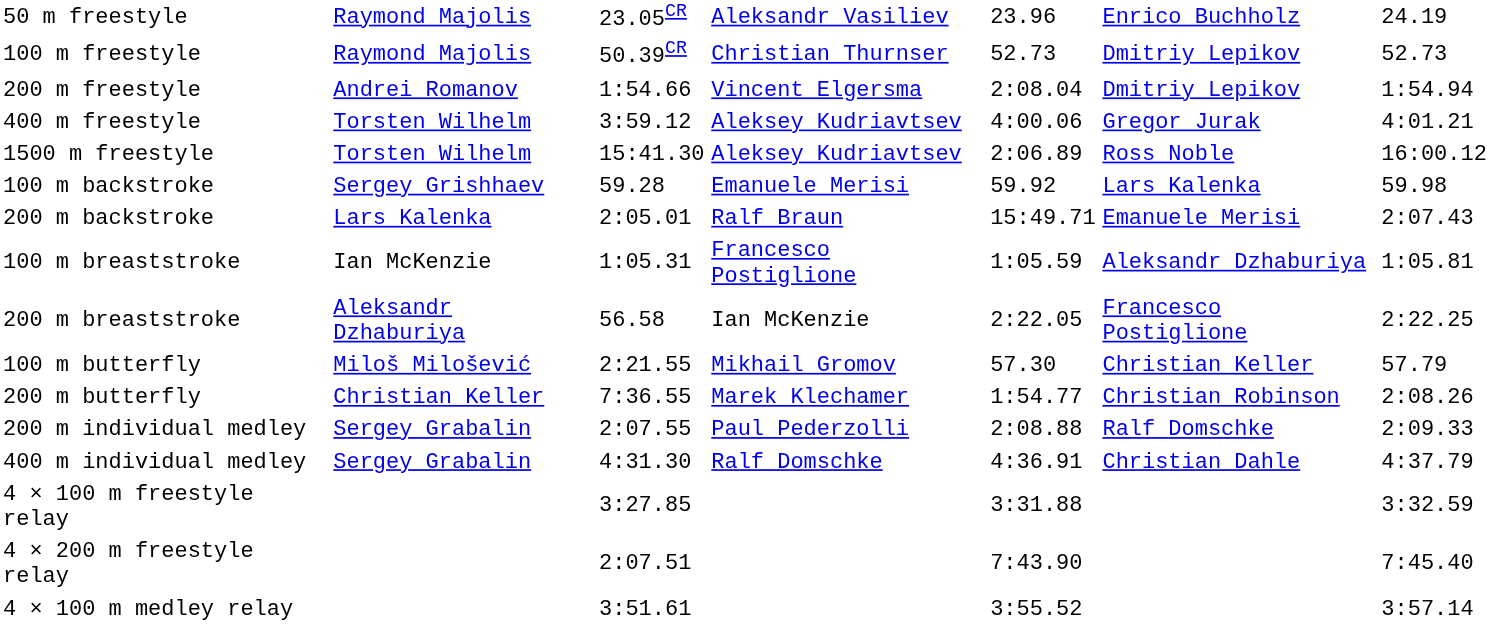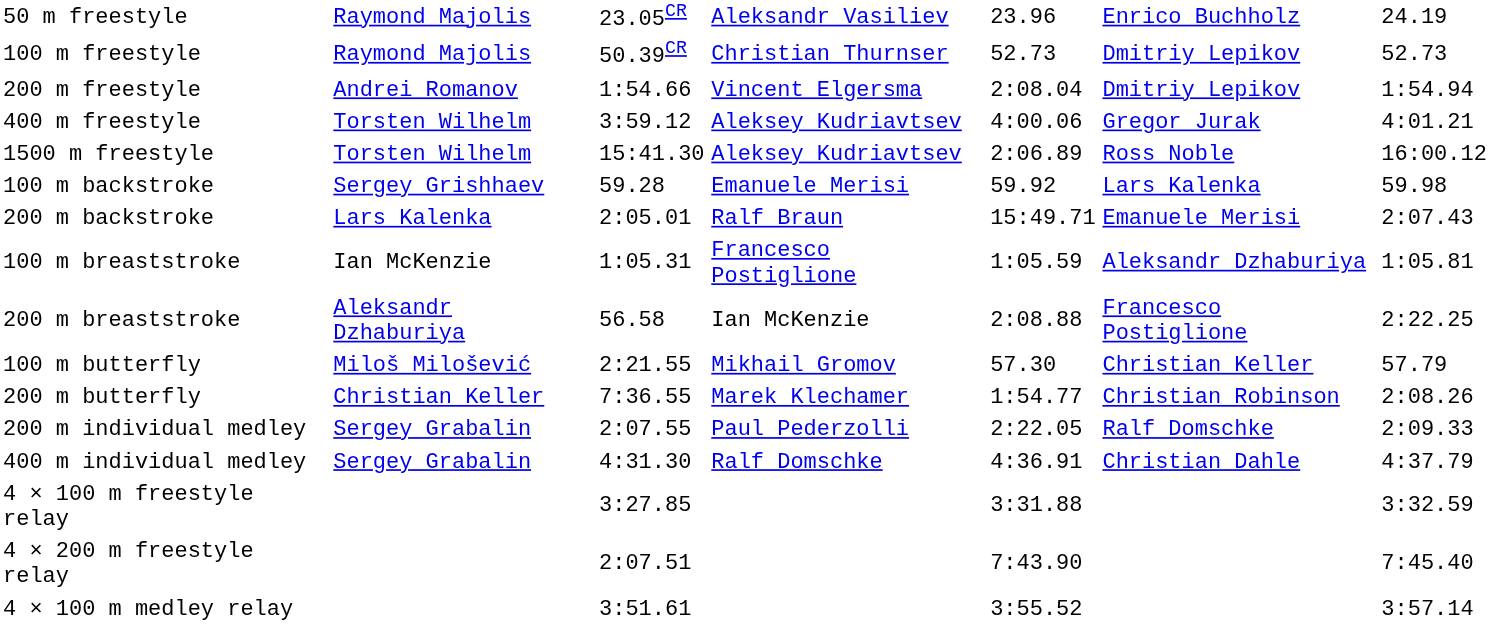(1036, 320) 2:22.05 -> (1036, 320) 2:08.88
(1036, 429) 2:08.88 -> (1036, 429) 2:22.05
